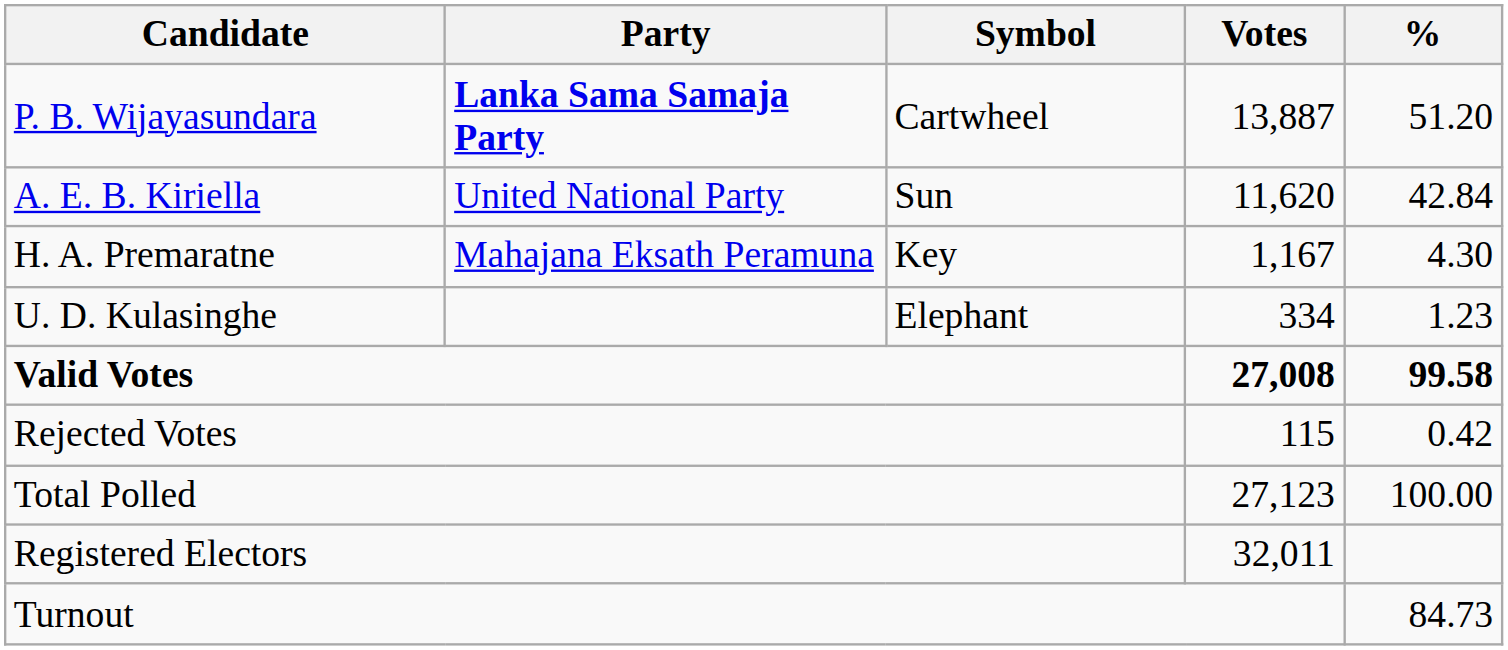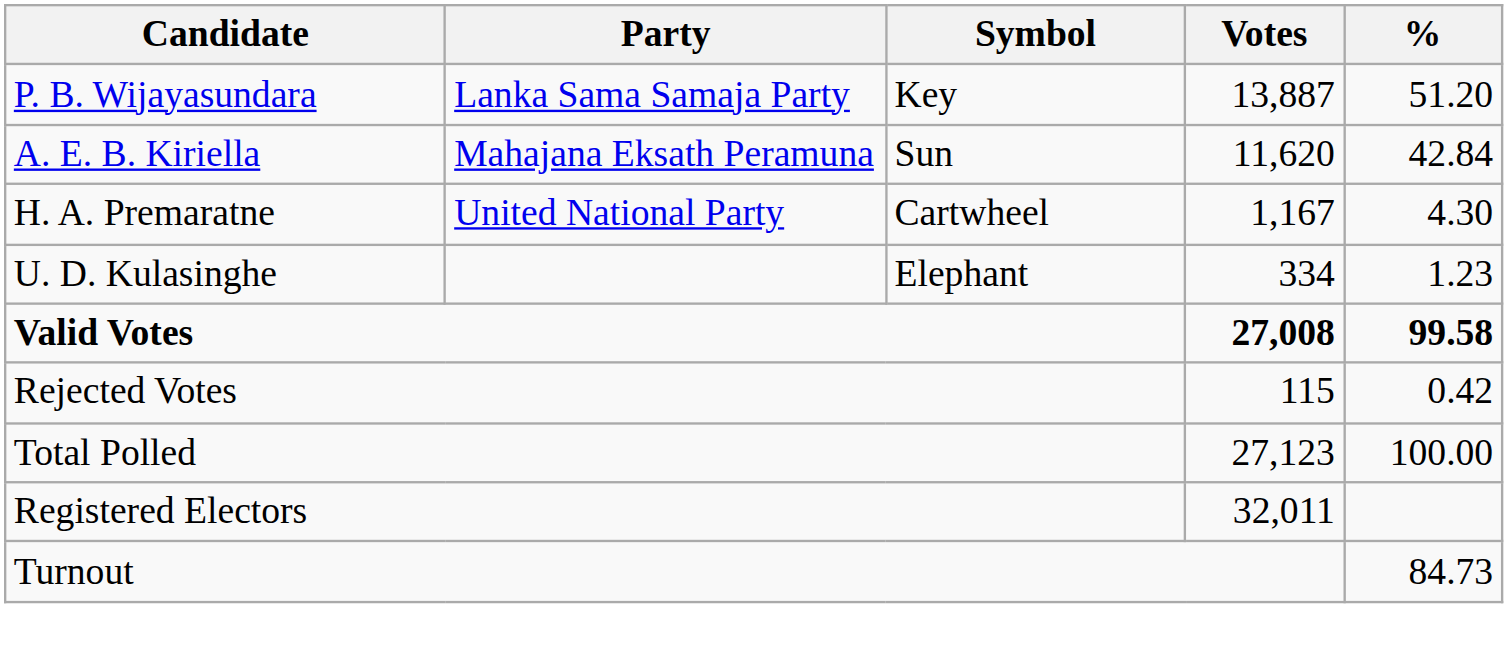(621, 115) bold -> (652, 93) normal
(972, 115) Cartwheel -> (926, 93) Key
(619, 195) United National Party -> (664, 153) Mahajana Eksath Peramuna
(664, 255) Mahajana Eksath Peramuna -> (619, 213) United National Party
(926, 255) Key -> (972, 213) Cartwheel
